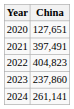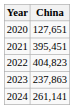(50, 46) 397,491 -> (50, 46) 395,451
(50, 79) 237,860 -> (50, 79) 237,863
